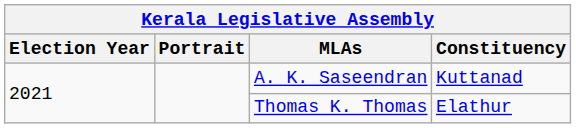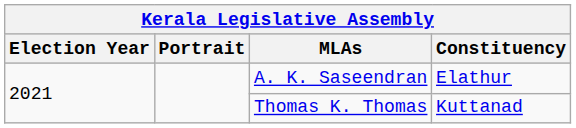(479, 78) Kuttanad -> (474, 78) Elathur
(474, 108) Elathur -> (479, 108) Kuttanad
